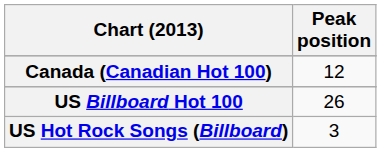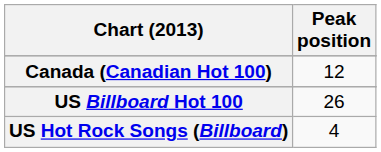(334, 131) 3 -> (334, 131) 4
